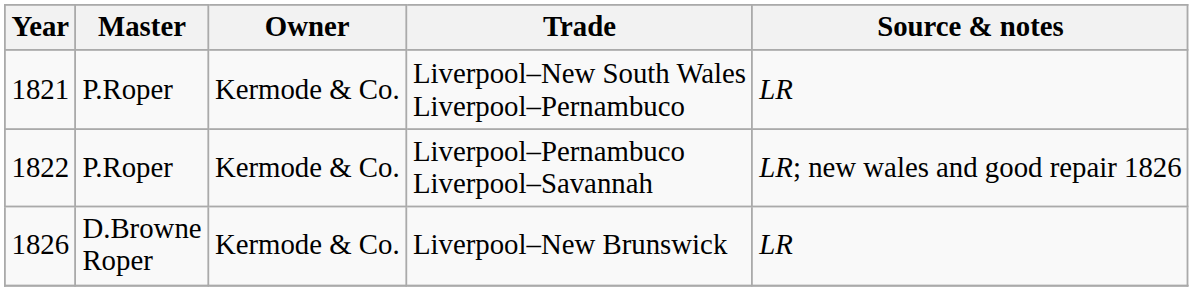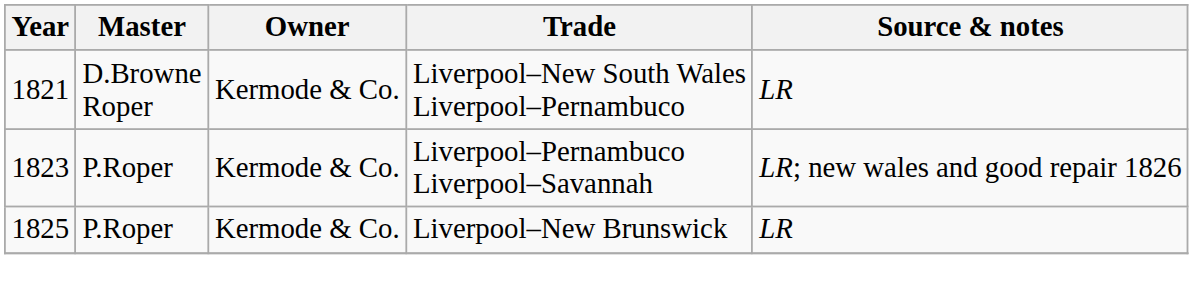(128, 89) P.Roper -> (142, 89) D.Browne Roper
(40, 167) 1822 -> (40, 167) 1823
(40, 245) 1826 -> (40, 229) 1825
(142, 245) D.Browne Roper -> (128, 229) P.Roper
